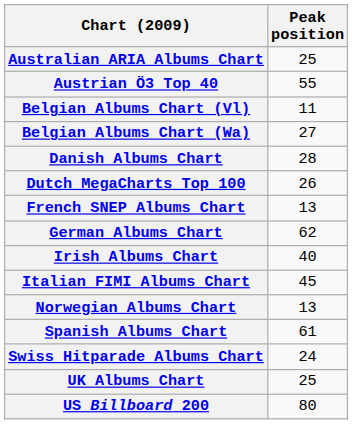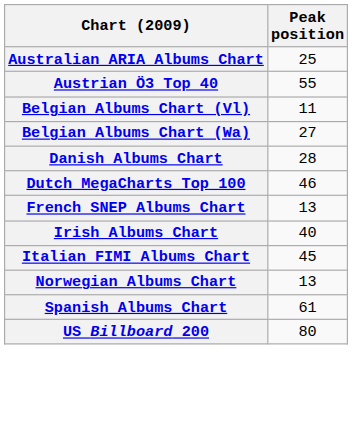(308, 183) 26 -> (308, 183) 46
- row: (136, 233)
- row: (136, 357)
- row: (136, 382)
